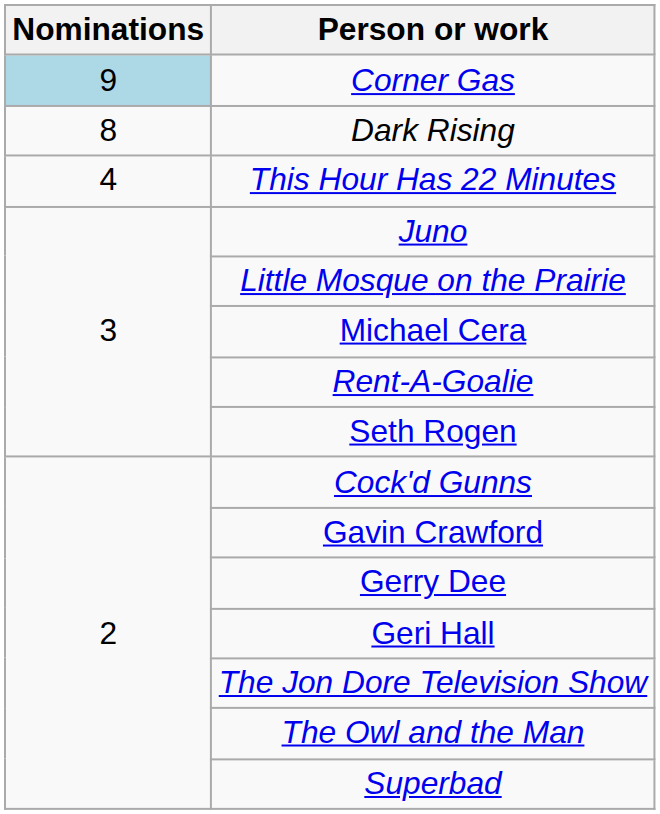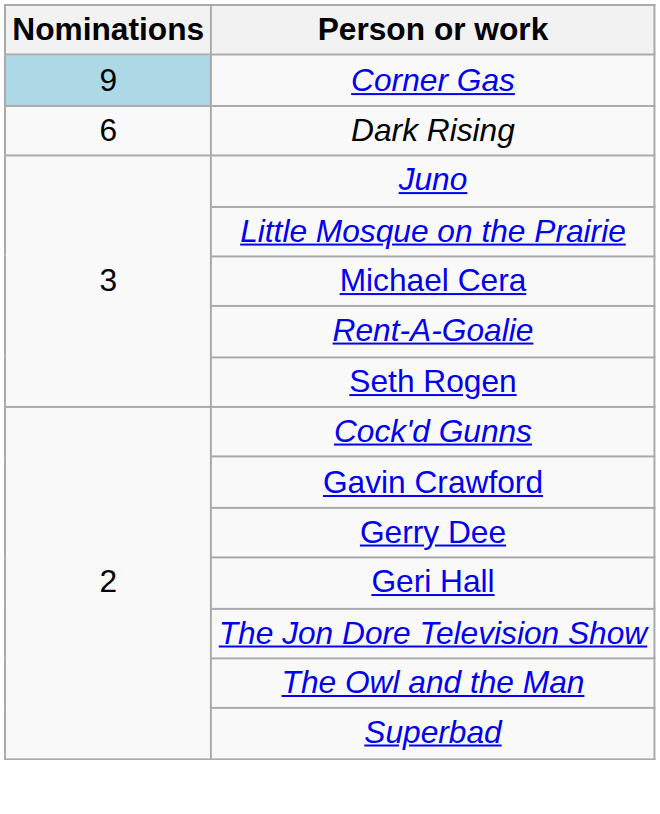(108, 130) 8 -> (108, 130) 6
- row: (433, 180)
